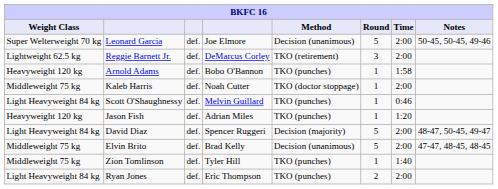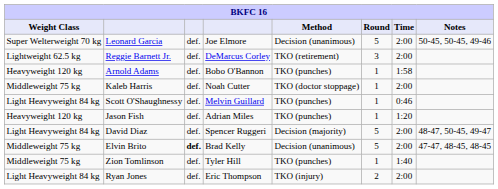(193, 146) normal -> (194, 146) bold
(302, 176) TKO (punches) -> (299, 176) TKO (injury)
